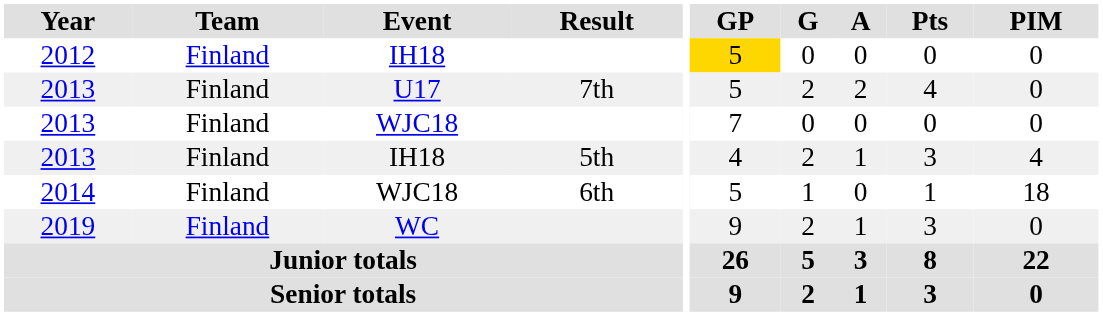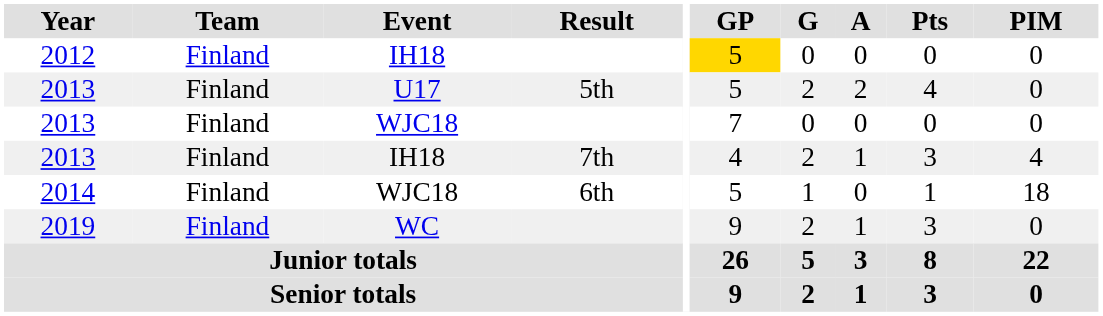(597, 89) 7th -> (597, 89) 5th
(597, 157) 5th -> (597, 157) 7th
